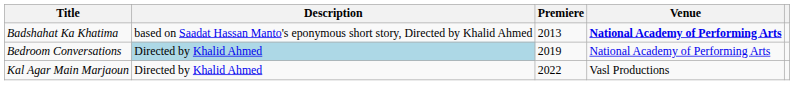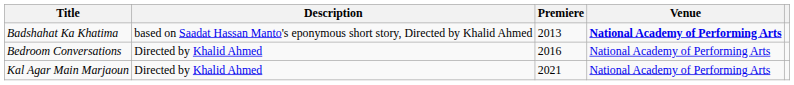(198, 51) lightblue background -> (198, 51) no background
(550, 51) 2019 -> (550, 51) 2016
(550, 70) 2022 -> (550, 70) 2021
(629, 70) Vasl Productions -> (680, 70) National Academy of Performing Arts
